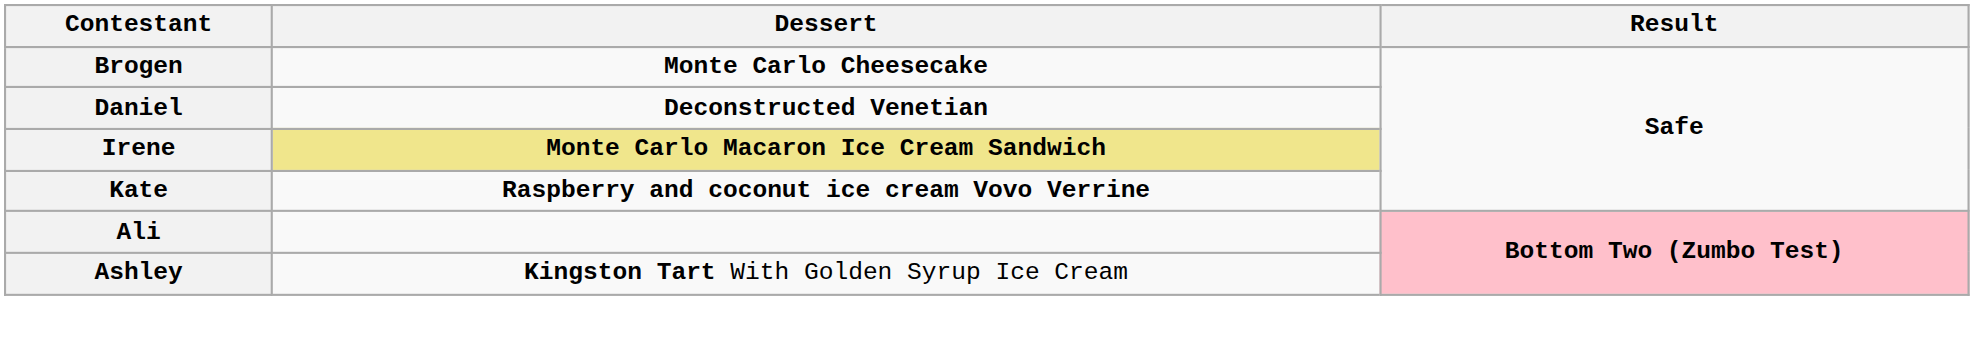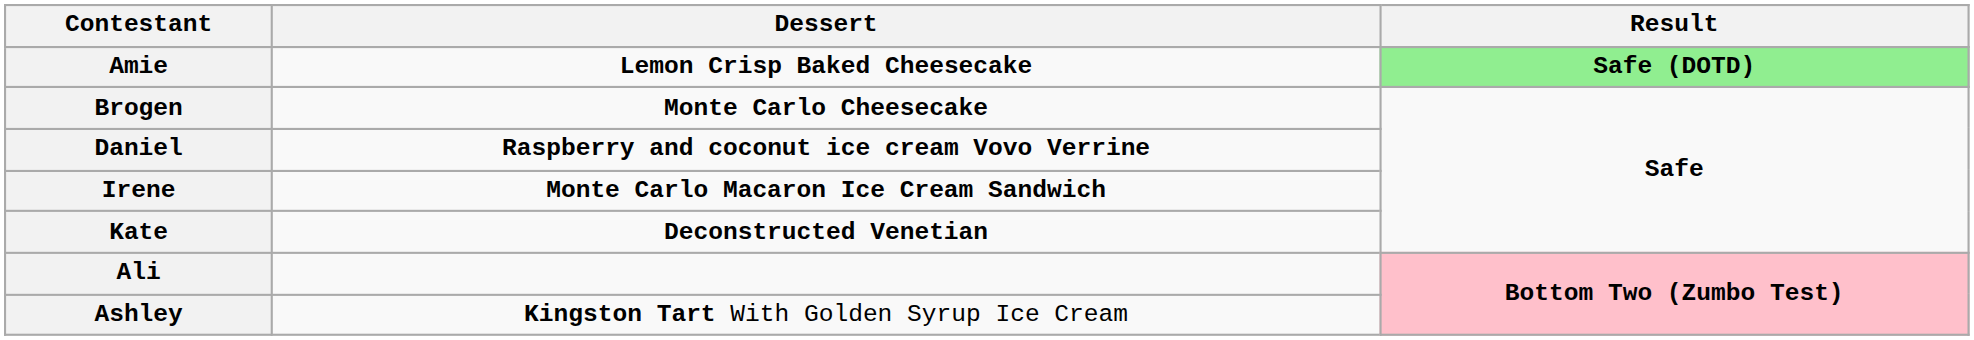+ row: (139, 67)
(826, 108) Deconstructed Venetian -> (826, 149) Raspberry and coconut ice cream Vovo Verrine
(826, 149) khaki background -> (826, 190) no background
(826, 190) Raspberry and coconut ice cream Vovo Verrine -> (826, 232) Deconstructed Venetian
